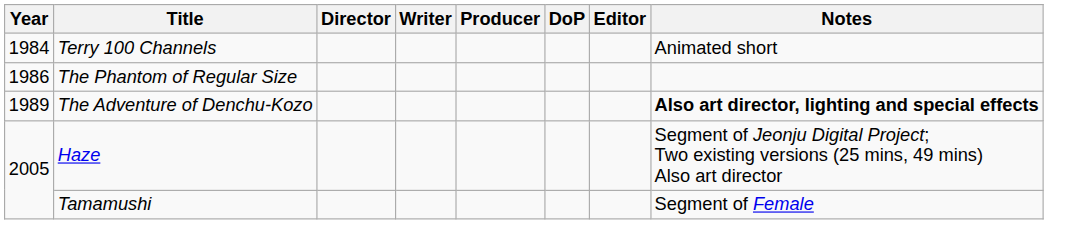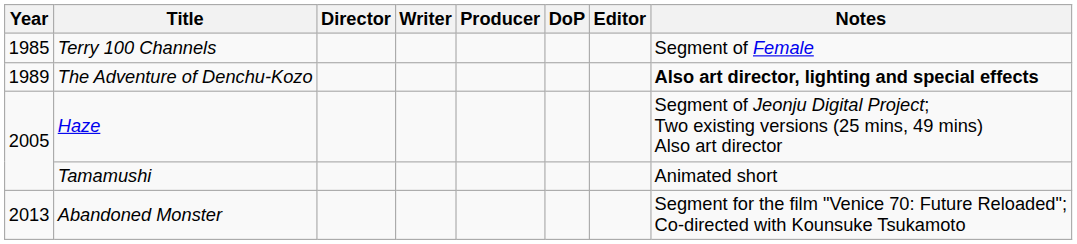(29, 47) 1984 -> (29, 47) 1985
(716, 47) Animated short -> (734, 47) Segment of Female
- row: (177, 76)
(734, 204) Segment of Female -> (716, 175) Animated short
+ row: (140, 214)
